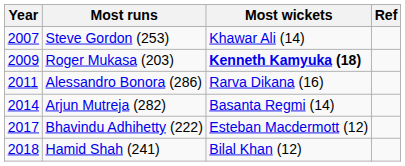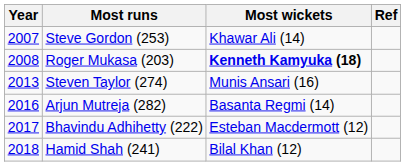(23, 60) 2009 -> (23, 60) 2008
- row: (124, 82)
+ row: (106, 82)
(23, 104) 2014 -> (23, 104) 2016
